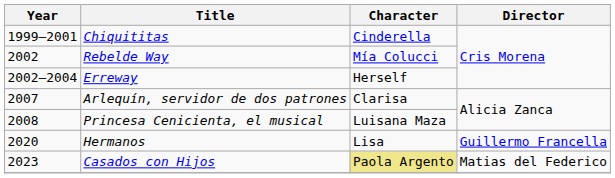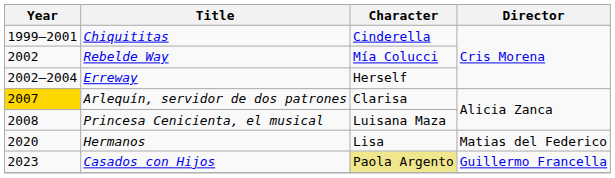(23, 99) no background -> (23, 99) gold background
(533, 141) Guillermo Francella -> (533, 141) Matias del Federico
(533, 162) Matias del Federico -> (533, 162) Guillermo Francella
